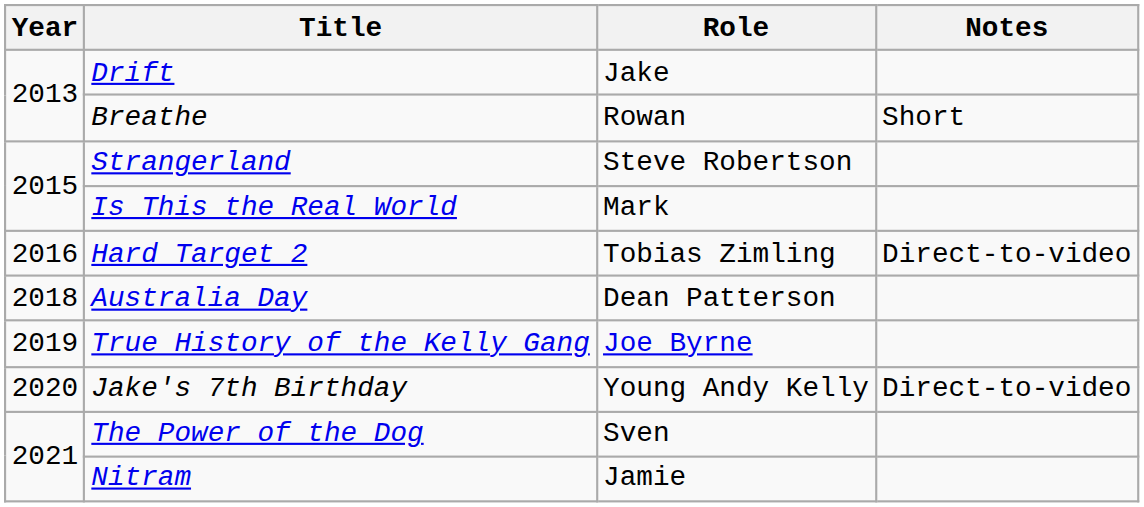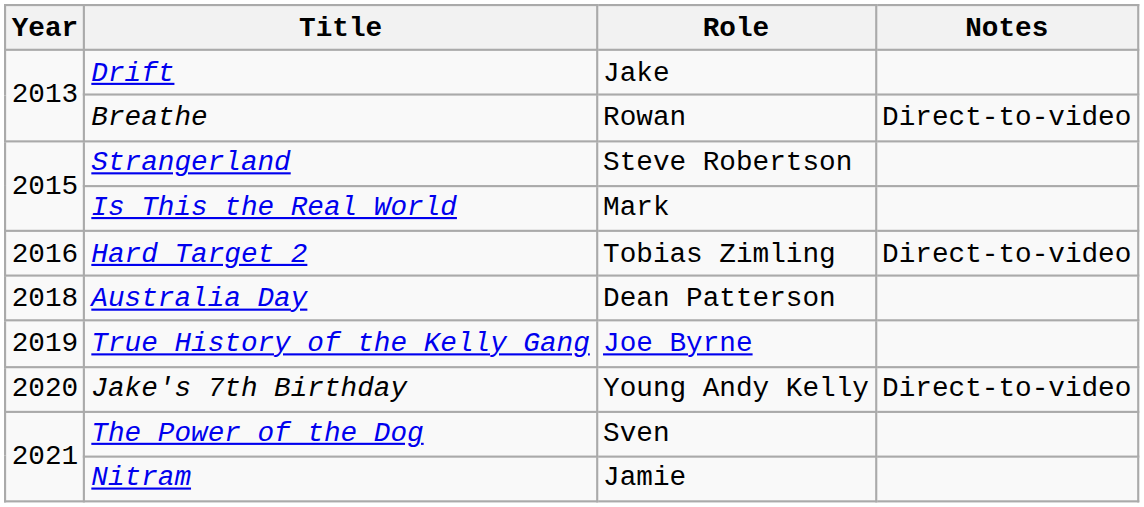(924, 118) Short -> (1007, 118) Direct-to-video
